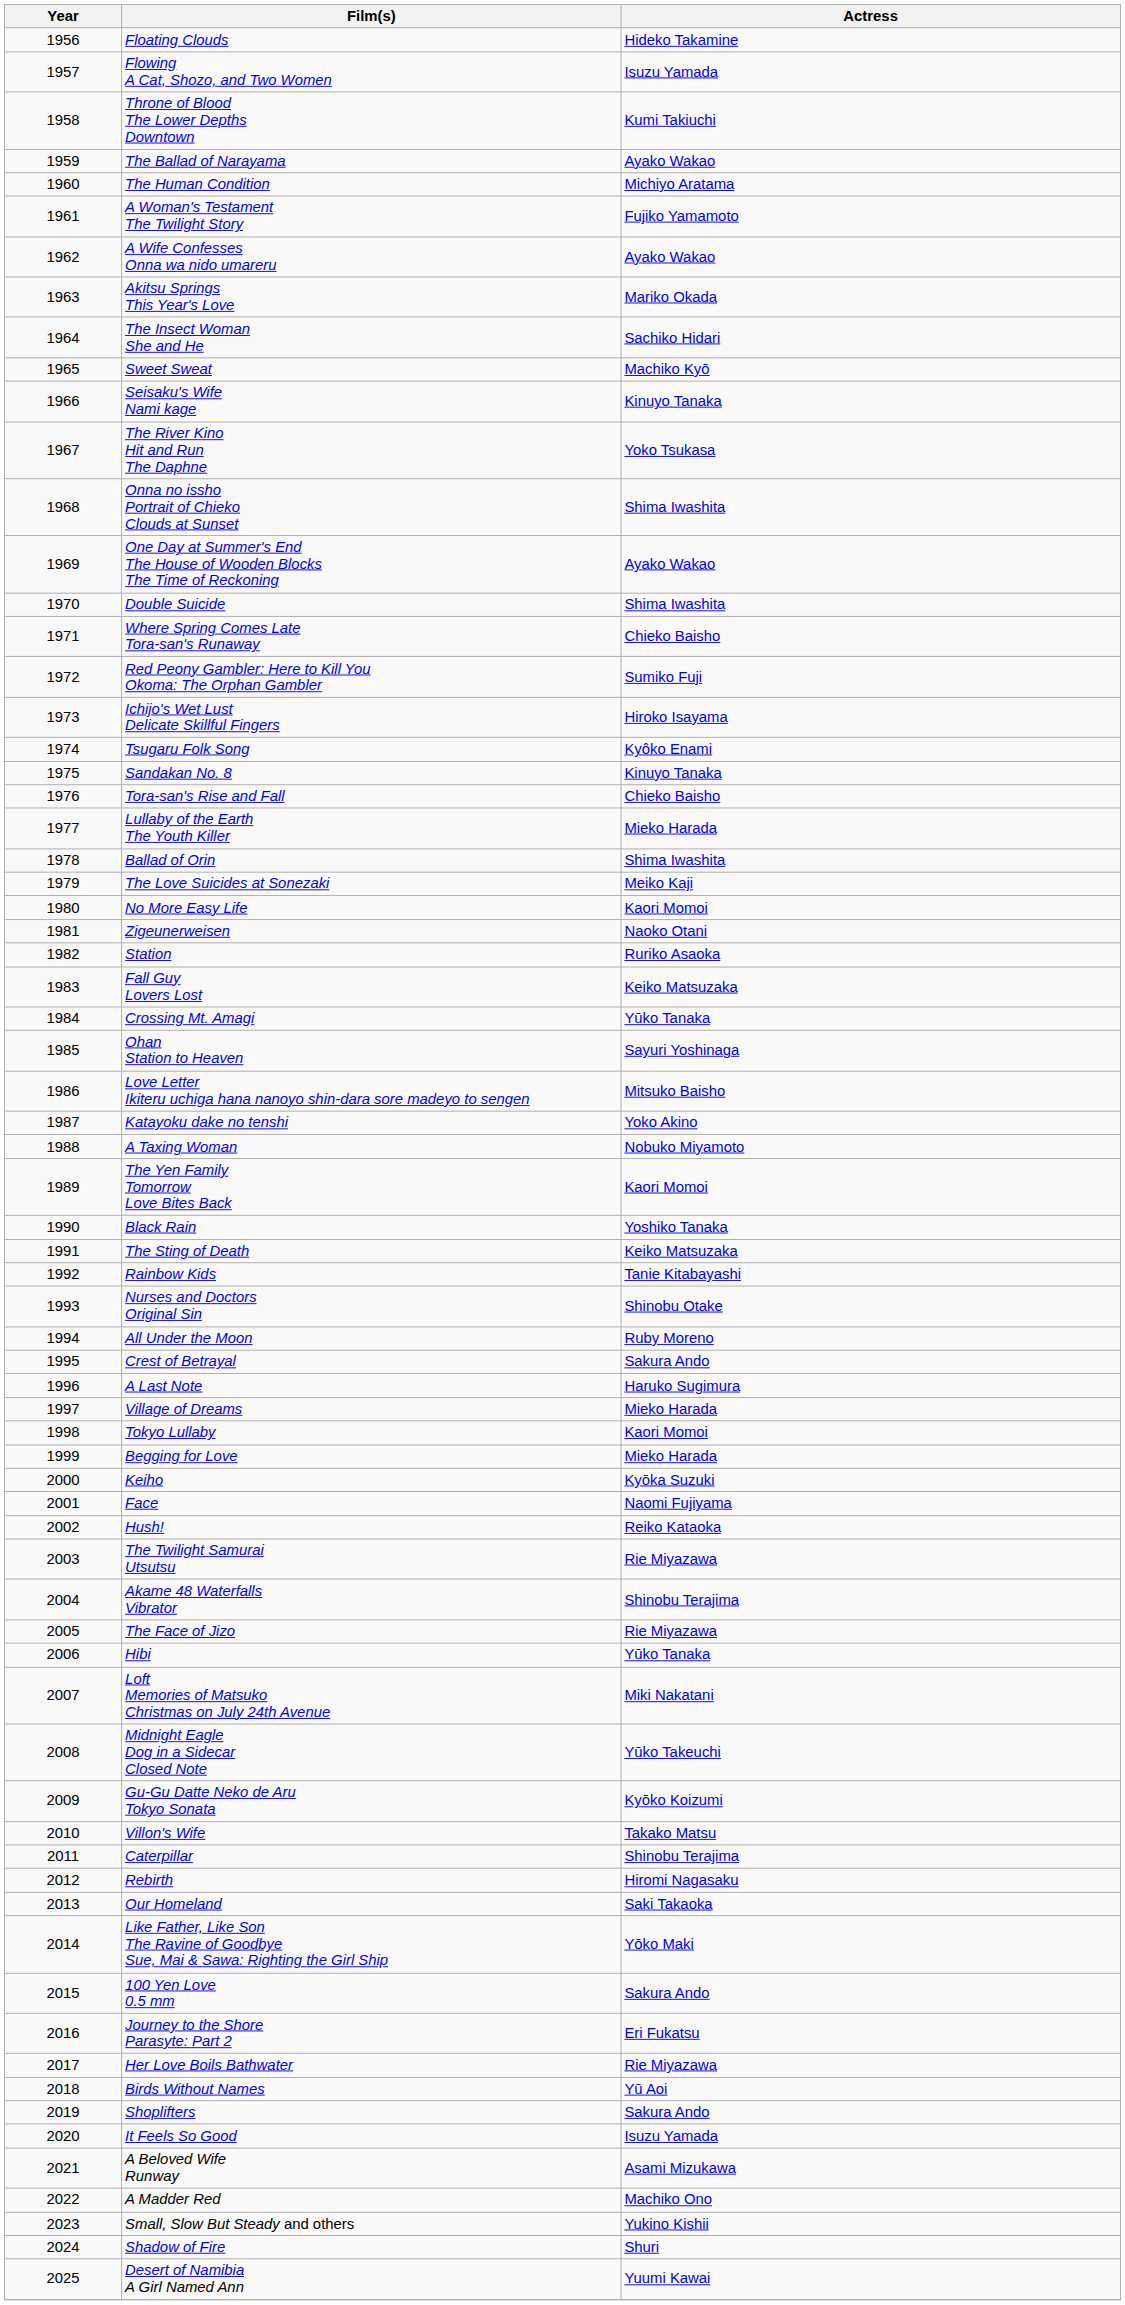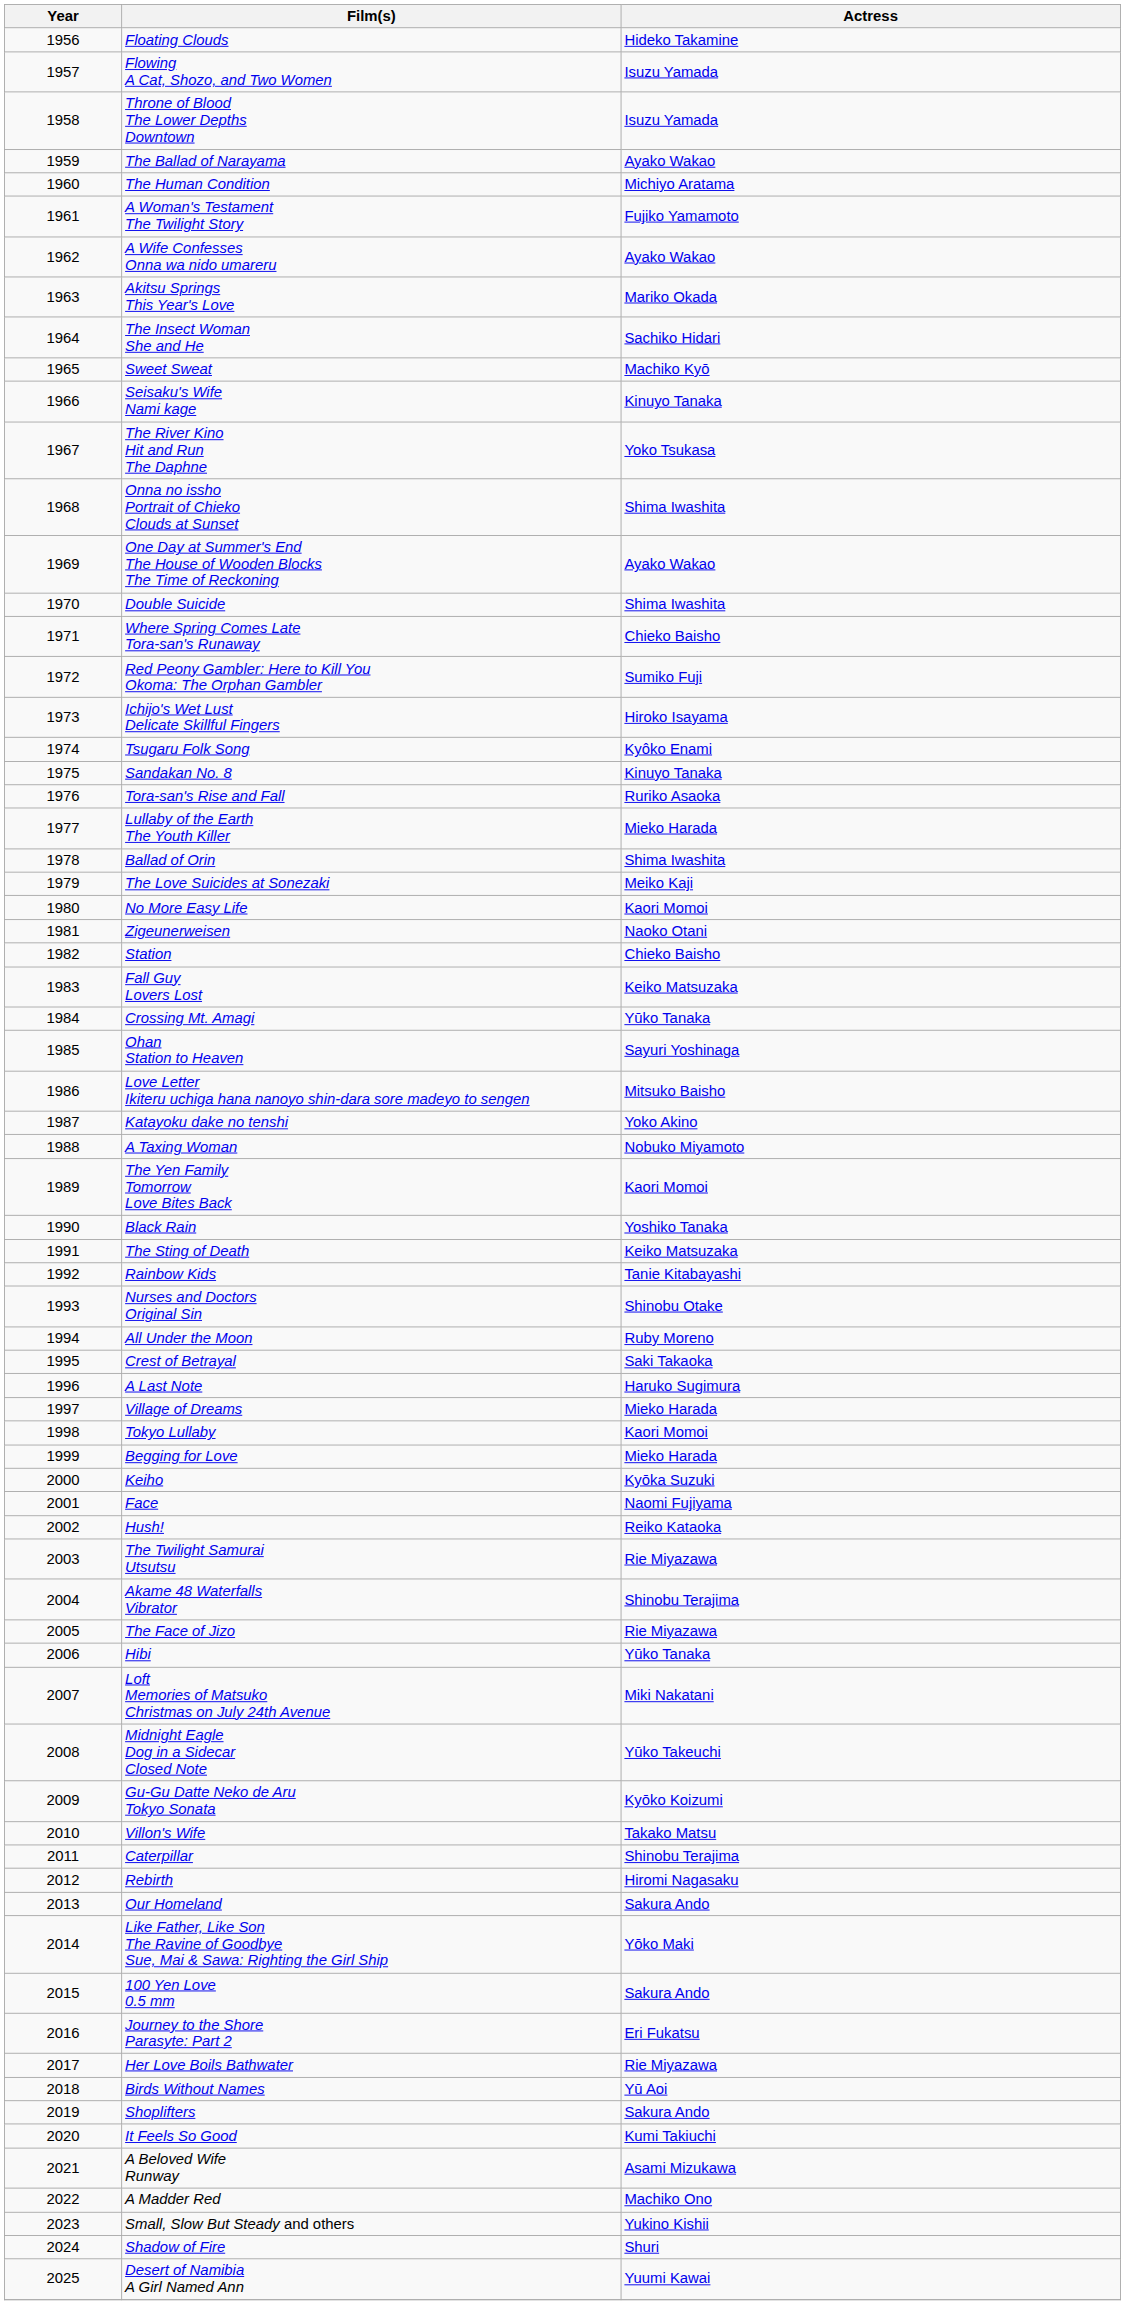(670, 120) Kumi Takiuchi -> (671, 120) Isuzu Yamada
(672, 796) Chieko Baisho -> (672, 796) Ruriko Asaoka
(672, 954) Ruriko Asaoka -> (672, 954) Chieko Baisho
(667, 1362) Sakura Ando -> (669, 1362) Saki Takaoka
(669, 1903) Saki Takaoka -> (667, 1903) Sakura Ando
(671, 2136) Isuzu Yamada -> (670, 2136) Kumi Takiuchi
